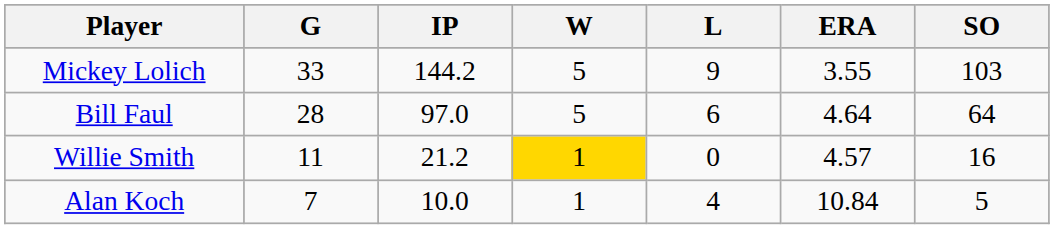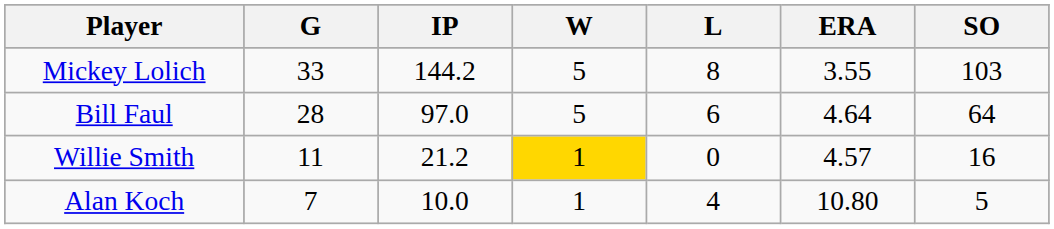(713, 69) 9 -> (713, 69) 8
(847, 200) 10.84 -> (847, 200) 10.80
